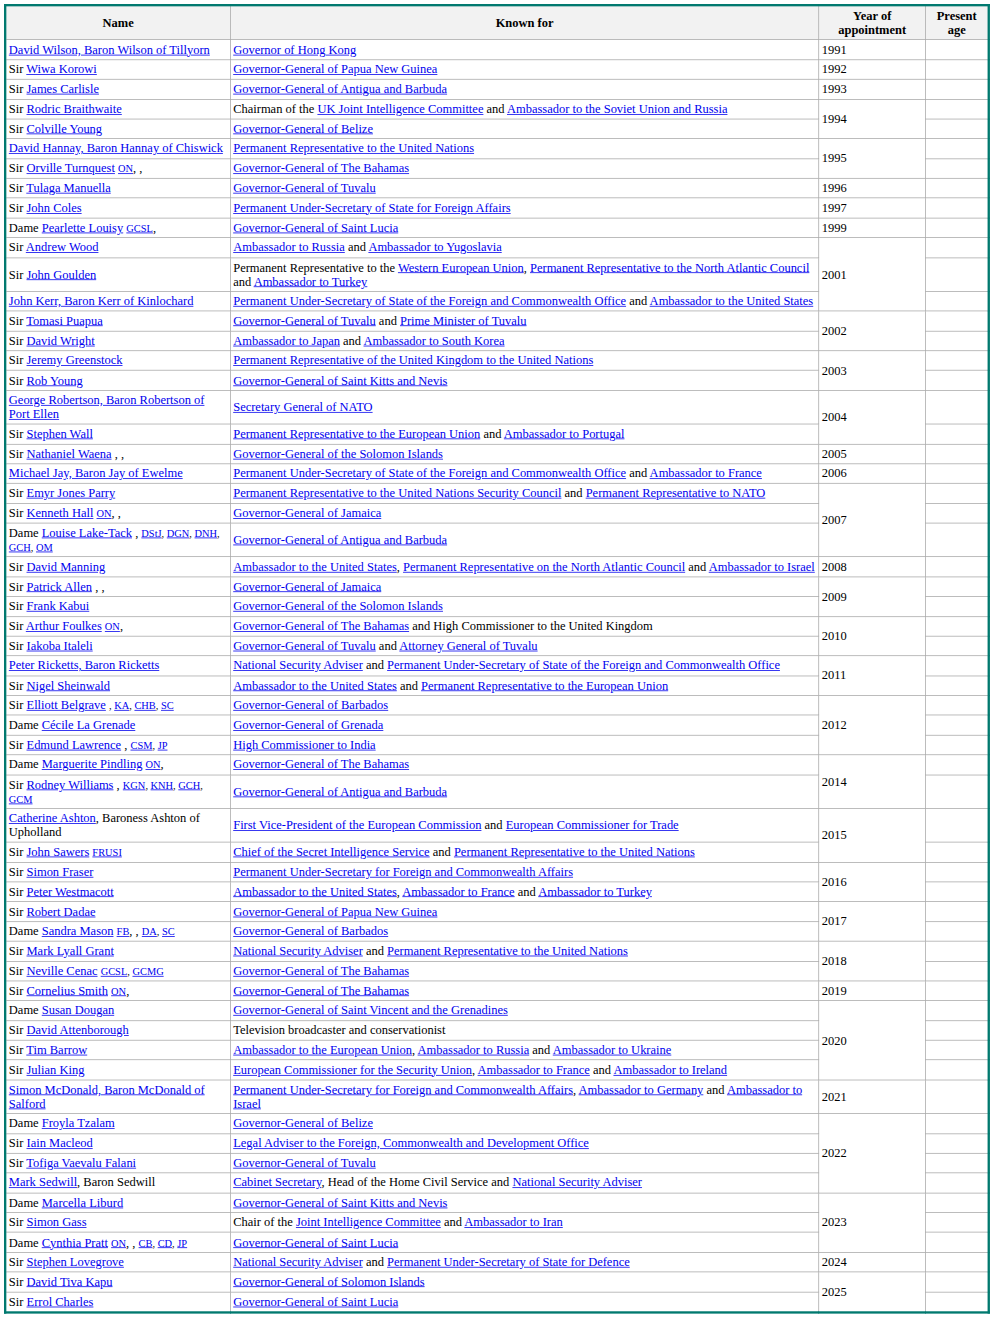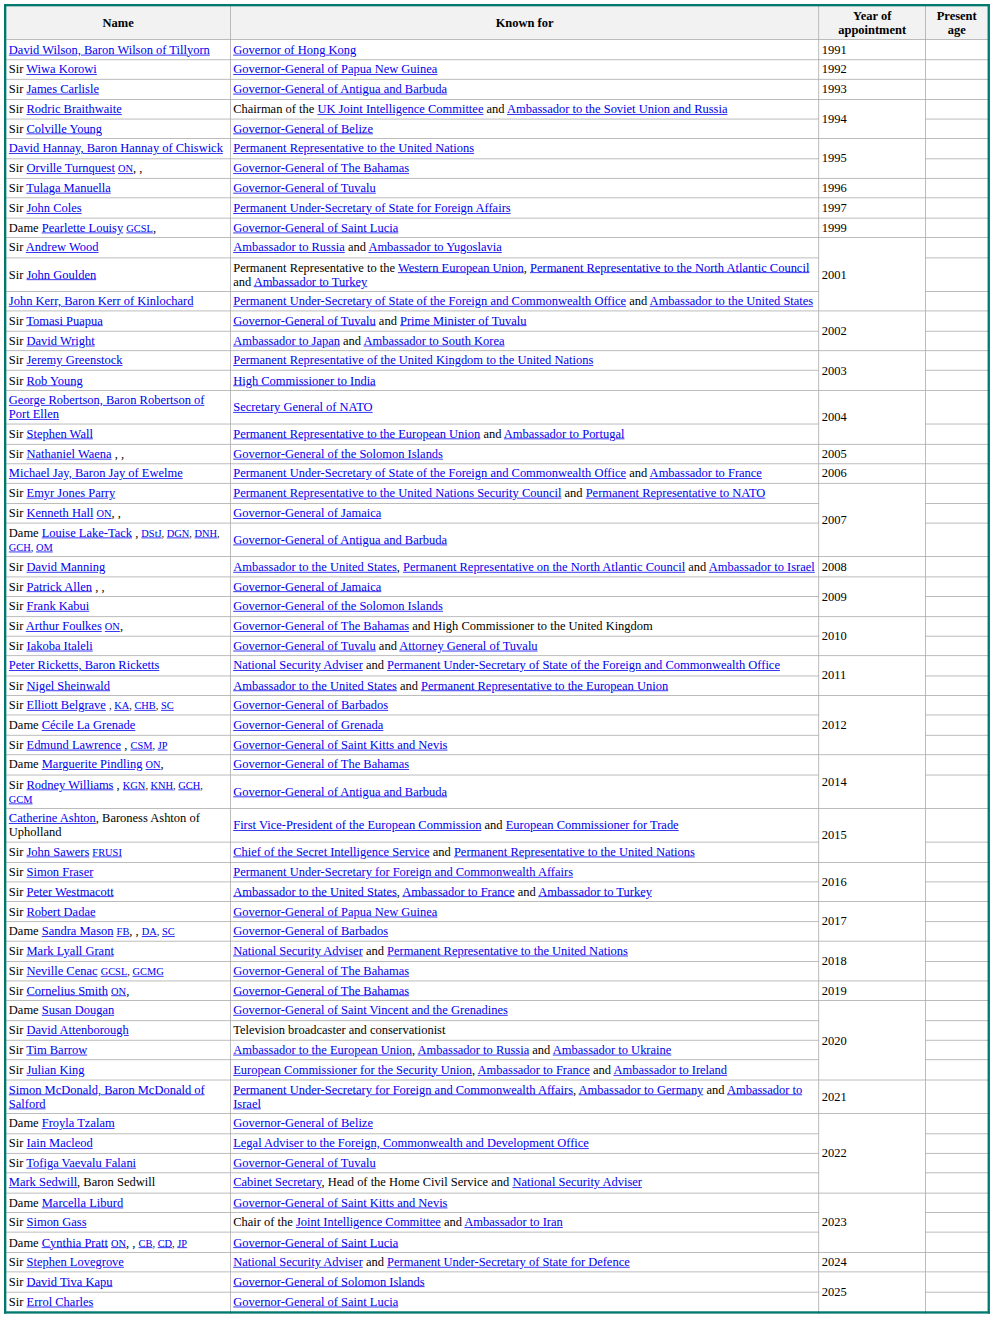(340, 380) Governor-General of Saint Kitts and Nevis -> (304, 380) High Commissioner to India
(304, 745) High Commissioner to India -> (340, 745) Governor-General of Saint Kitts and Nevis
